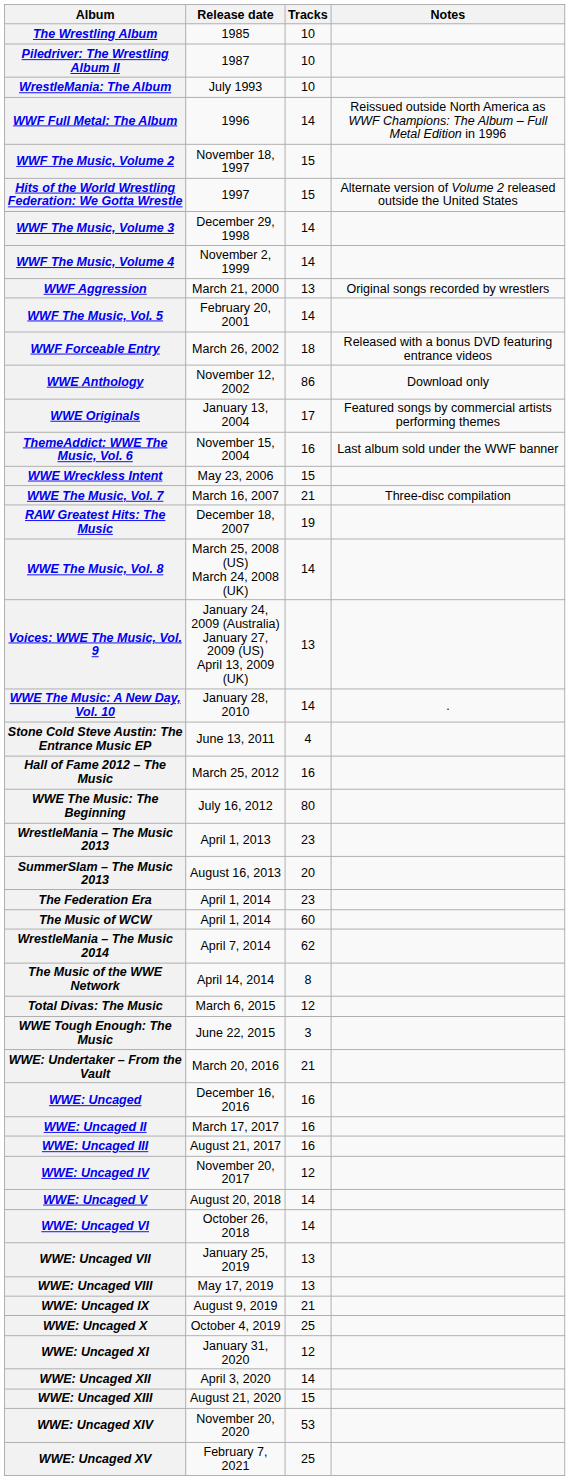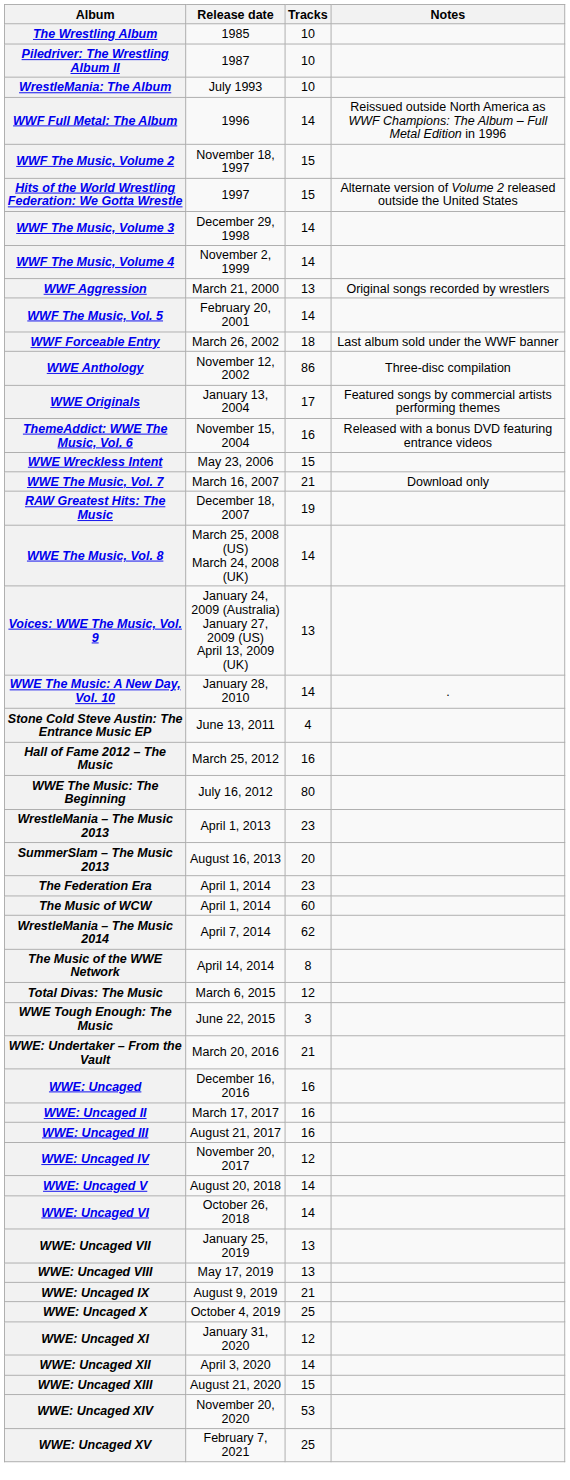(448, 348) Released with a bonus DVD featuring entrance videos -> (448, 341) Last album sold under the WWF banner
(448, 382) Download only -> (448, 368) Three-disc compilation
(448, 449) Last album sold under the WWF banner -> (448, 435) Released with a bonus DVD featuring entrance videos
(448, 495) Three-disc compilation -> (448, 481) Download only
